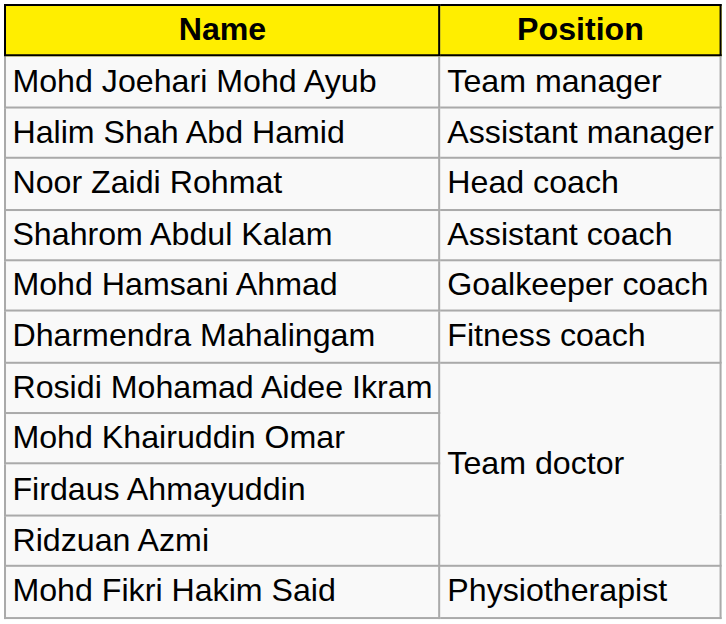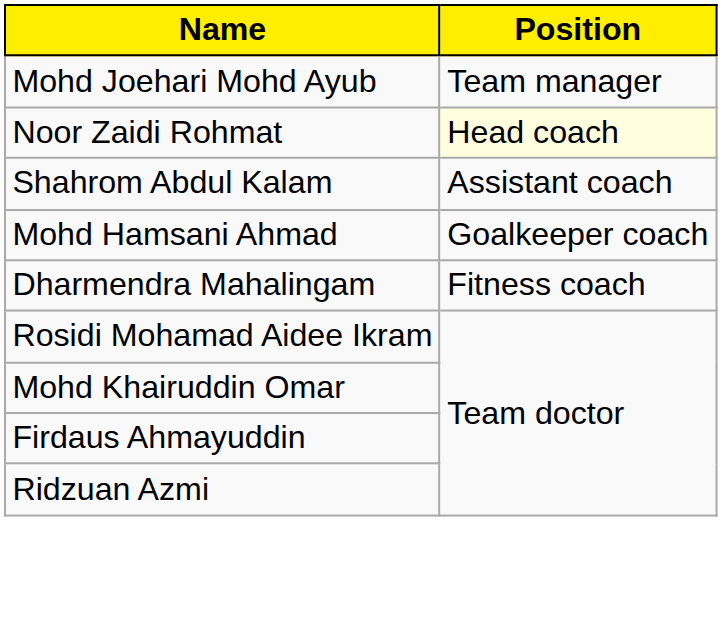- row: (179, 132)
(533, 183) no background -> (533, 132) lightyellow background
- row: (174, 591)
